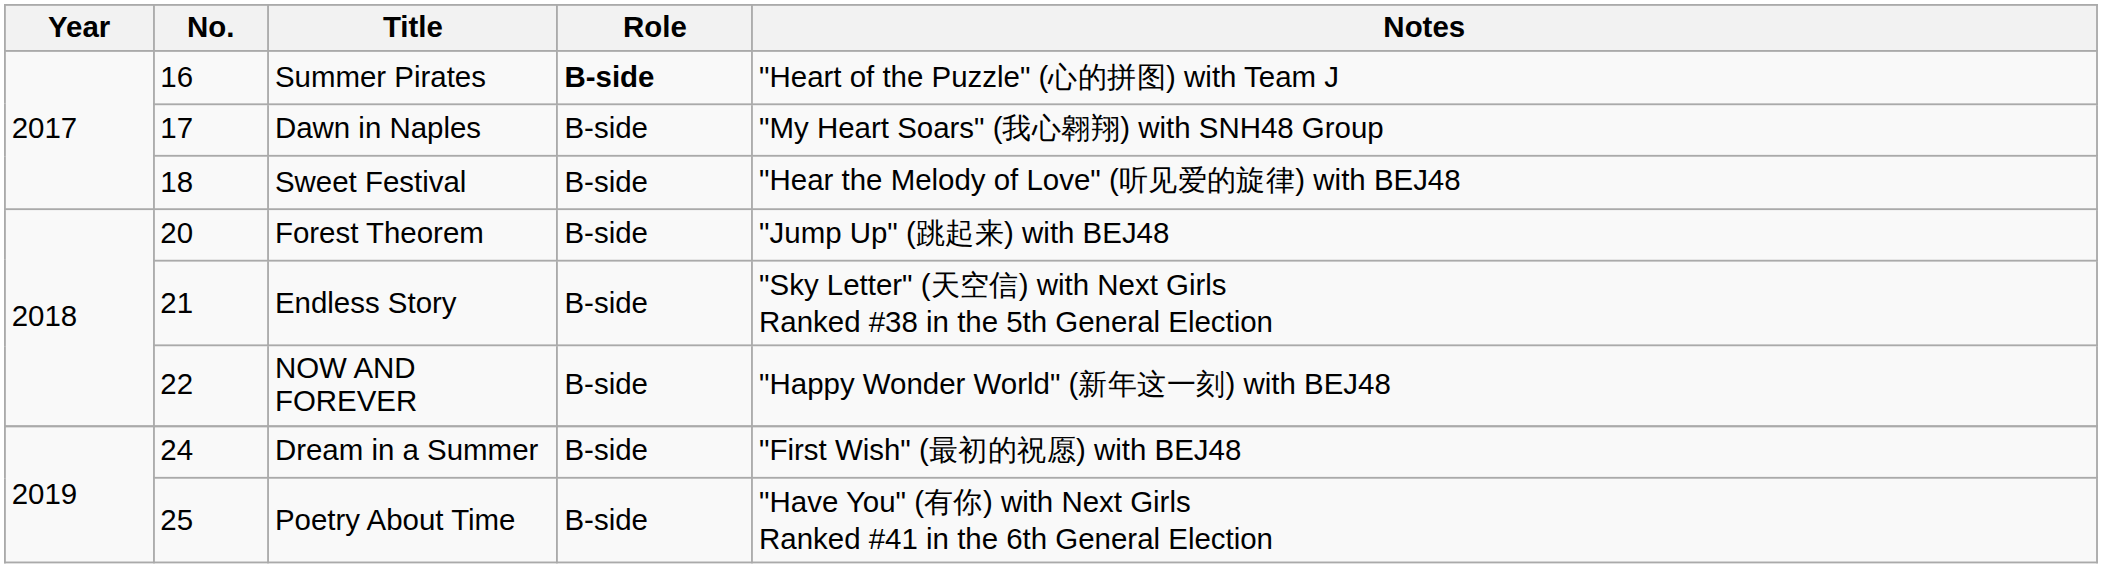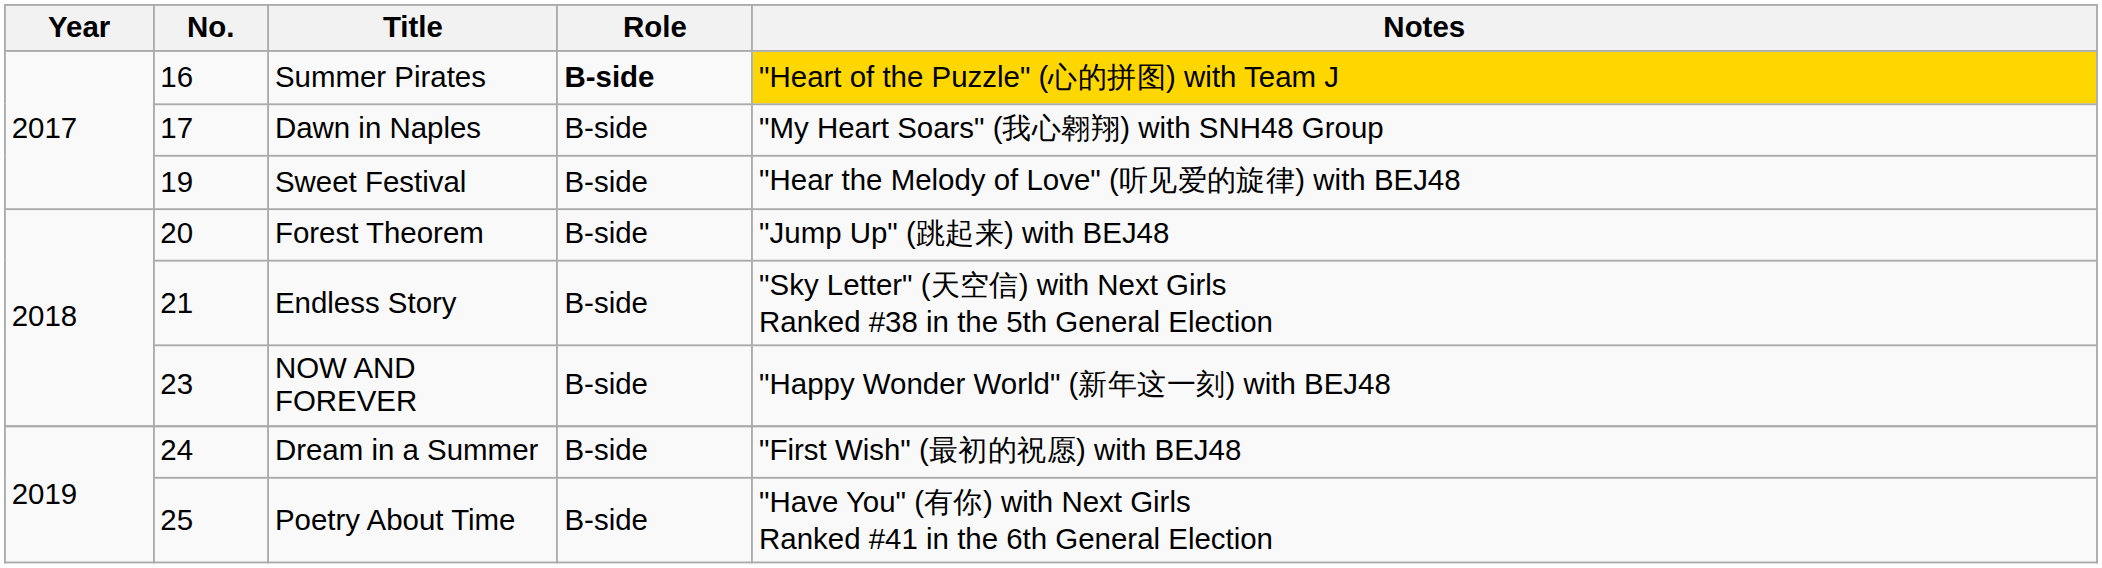(1049, 76) no background -> (1049, 76) gold background
(177, 181) 18 -> (177, 181) 19
(177, 385) 22 -> (177, 385) 23
